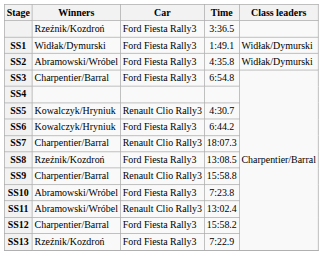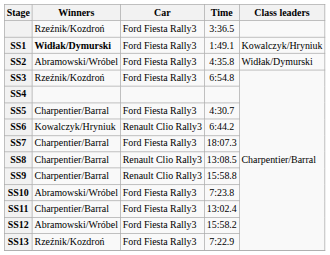(70, 45) normal -> (73, 45) bold
(277, 45) Widłak/Dymurski -> (282, 45) Kowalczyk/Hryniuk
(72, 77) Charpentier/Barral -> (70, 77) Rzeźnik/Kozdroń
(75, 110) Kowalczyk/Hryniuk -> (72, 110) Charpentier/Barral
(162, 110) Renault Clio Rally3 -> (160, 110) Ford Fiesta Rally3
(160, 126) Ford Fiesta Rally3 -> (162, 126) Renault Clio Rally3
(162, 143) Renault Clio Rally3 -> (160, 143) Ford Fiesta Rally3
(70, 159) Rzeźnik/Kozdroń -> (72, 159) Charpentier/Barral
(160, 159) Ford Fiesta Rally3 -> (162, 159) Renault Clio Rally3
(76, 208) Abramowski/Wróbel -> (72, 208) Charpentier/Barral
(162, 208) Renault Clio Rally3 -> (160, 208) Ford Fiesta Rally3
(72, 225) Charpentier/Barral -> (76, 225) Abramowski/Wróbel
